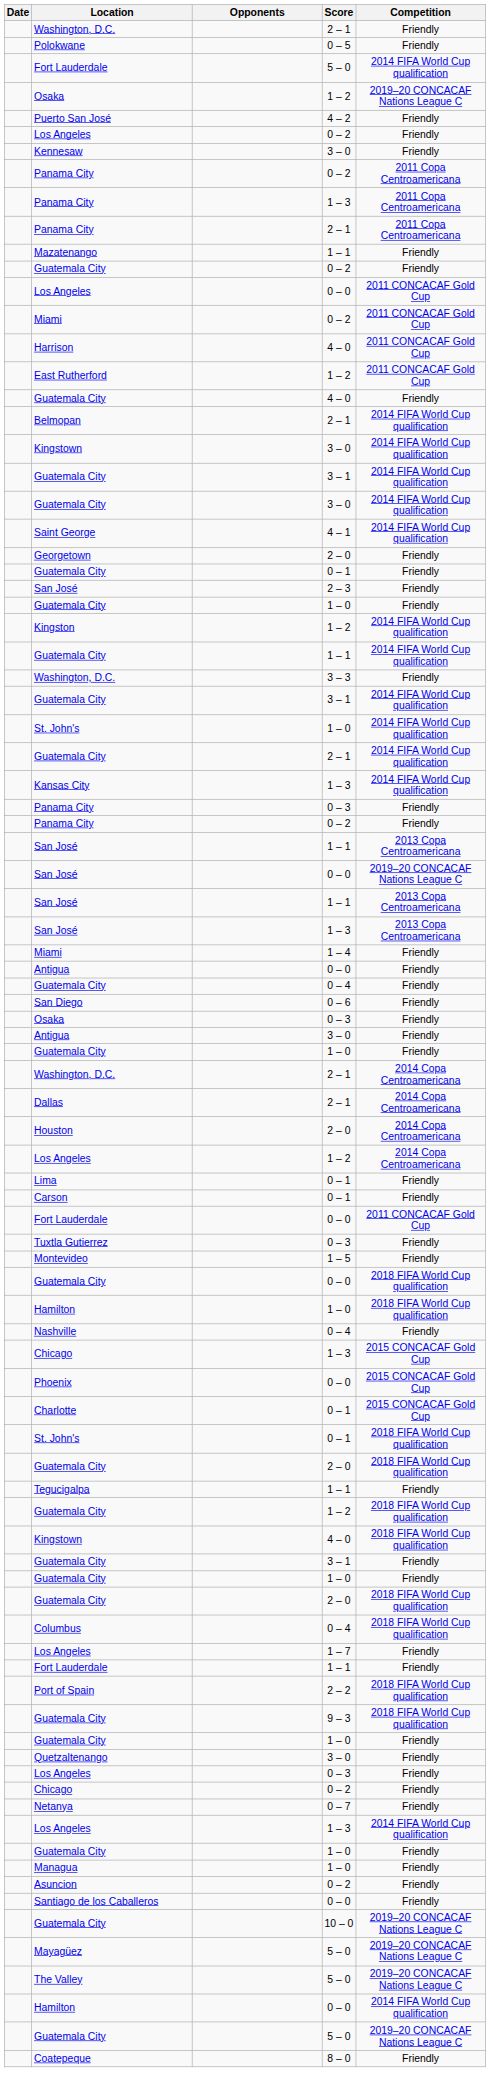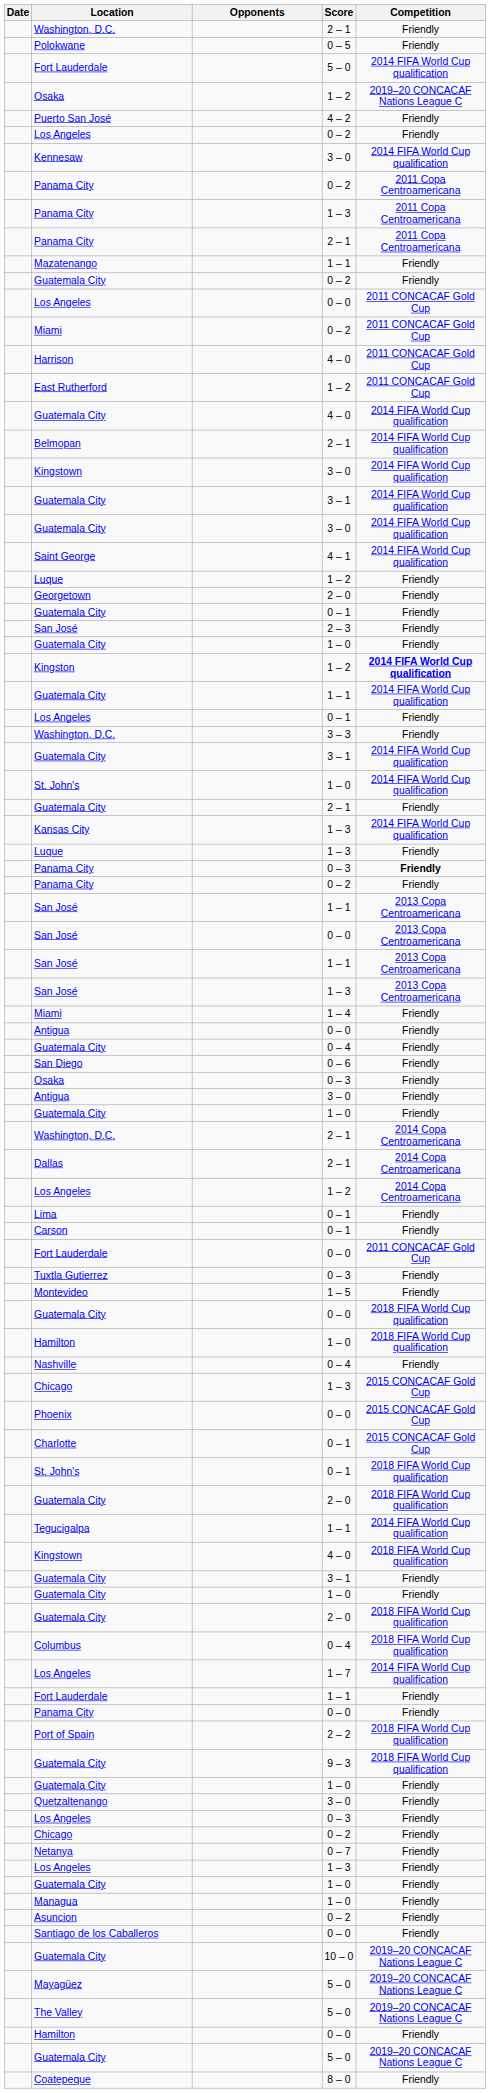(421, 151) Friendly -> (421, 157) 2014 FIFA World Cup qualification
(421, 398) Friendly -> (421, 415) 2014 FIFA World Cup qualification
+ row: (49, 579)
(421, 627) normal -> (421, 667) bold
+ row: (62, 718)
(421, 756) 2014 FIFA World Cup qualification -> (421, 807) Friendly
+ row: (49, 852)
(421, 807) normal -> (421, 868) bold
(421, 874) 2019–20 CONCACAF Nations League C -> (421, 935) 2013 Copa Centroamericana
- row: (53, 1130)
(421, 1489) Friendly -> (421, 1528) 2014 FIFA World Cup qualification
- row: (70, 1511)
(421, 1651) Friendly -> (421, 1674) 2014 FIFA World Cup qualification
+ row: (64, 1712)
(421, 1829) 2014 FIFA World Cup qualification -> (421, 1868) Friendly
(421, 2008) 2014 FIFA World Cup qualification -> (421, 2035) Friendly
